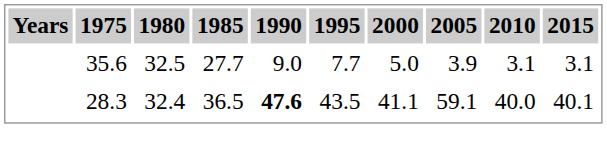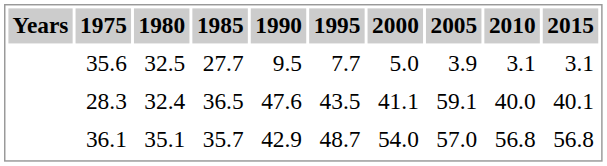(287, 63) 9.0 -> (287, 63) 9.5
(282, 101) bold -> (282, 101) normal
+ row: (106, 139)
